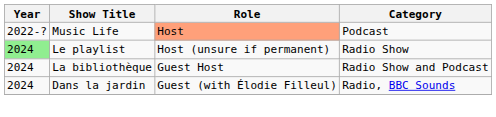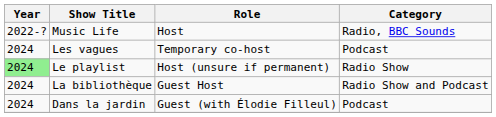(171, 31) lightsalmon background -> (171, 31) no background
(365, 31) Podcast -> (399, 31) Radio, BBC Sounds
+ row: (86, 49)
(399, 85) Radio, BBC Sounds -> (365, 103) Podcast
